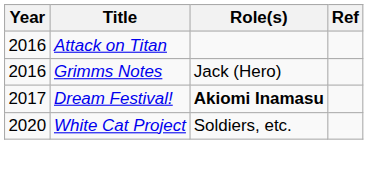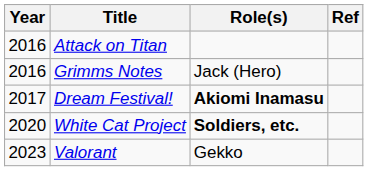(243, 125) normal -> (247, 125) bold
+ row: (85, 152)
